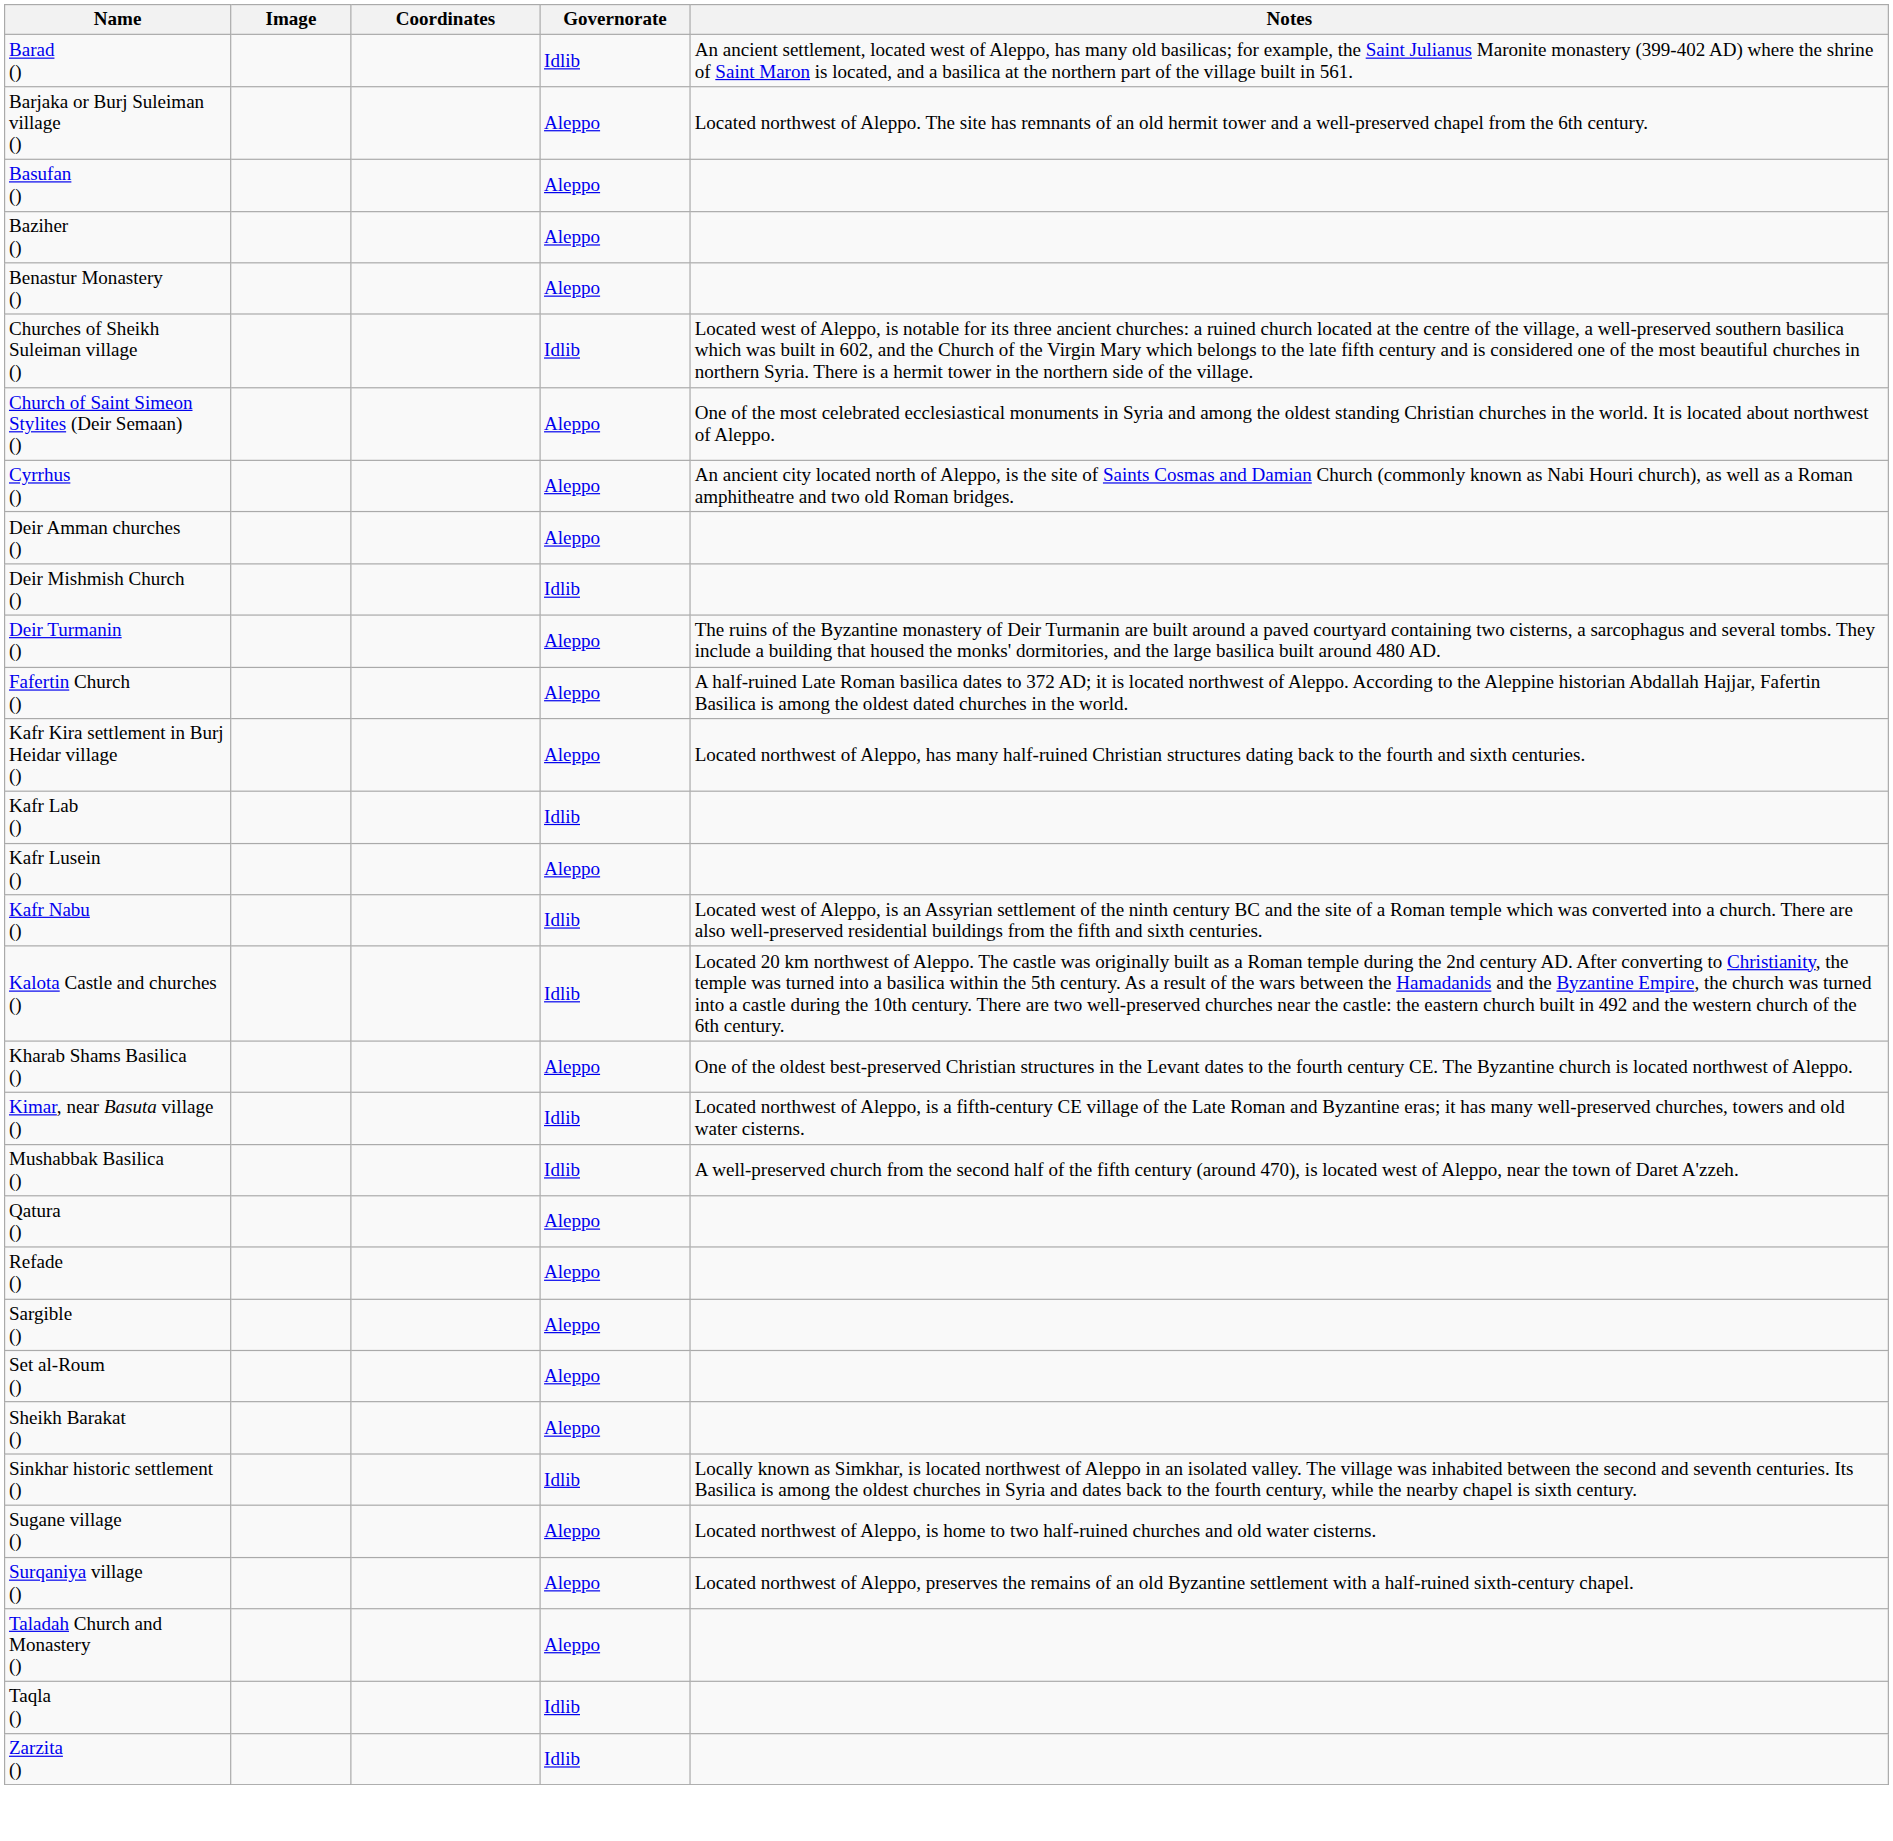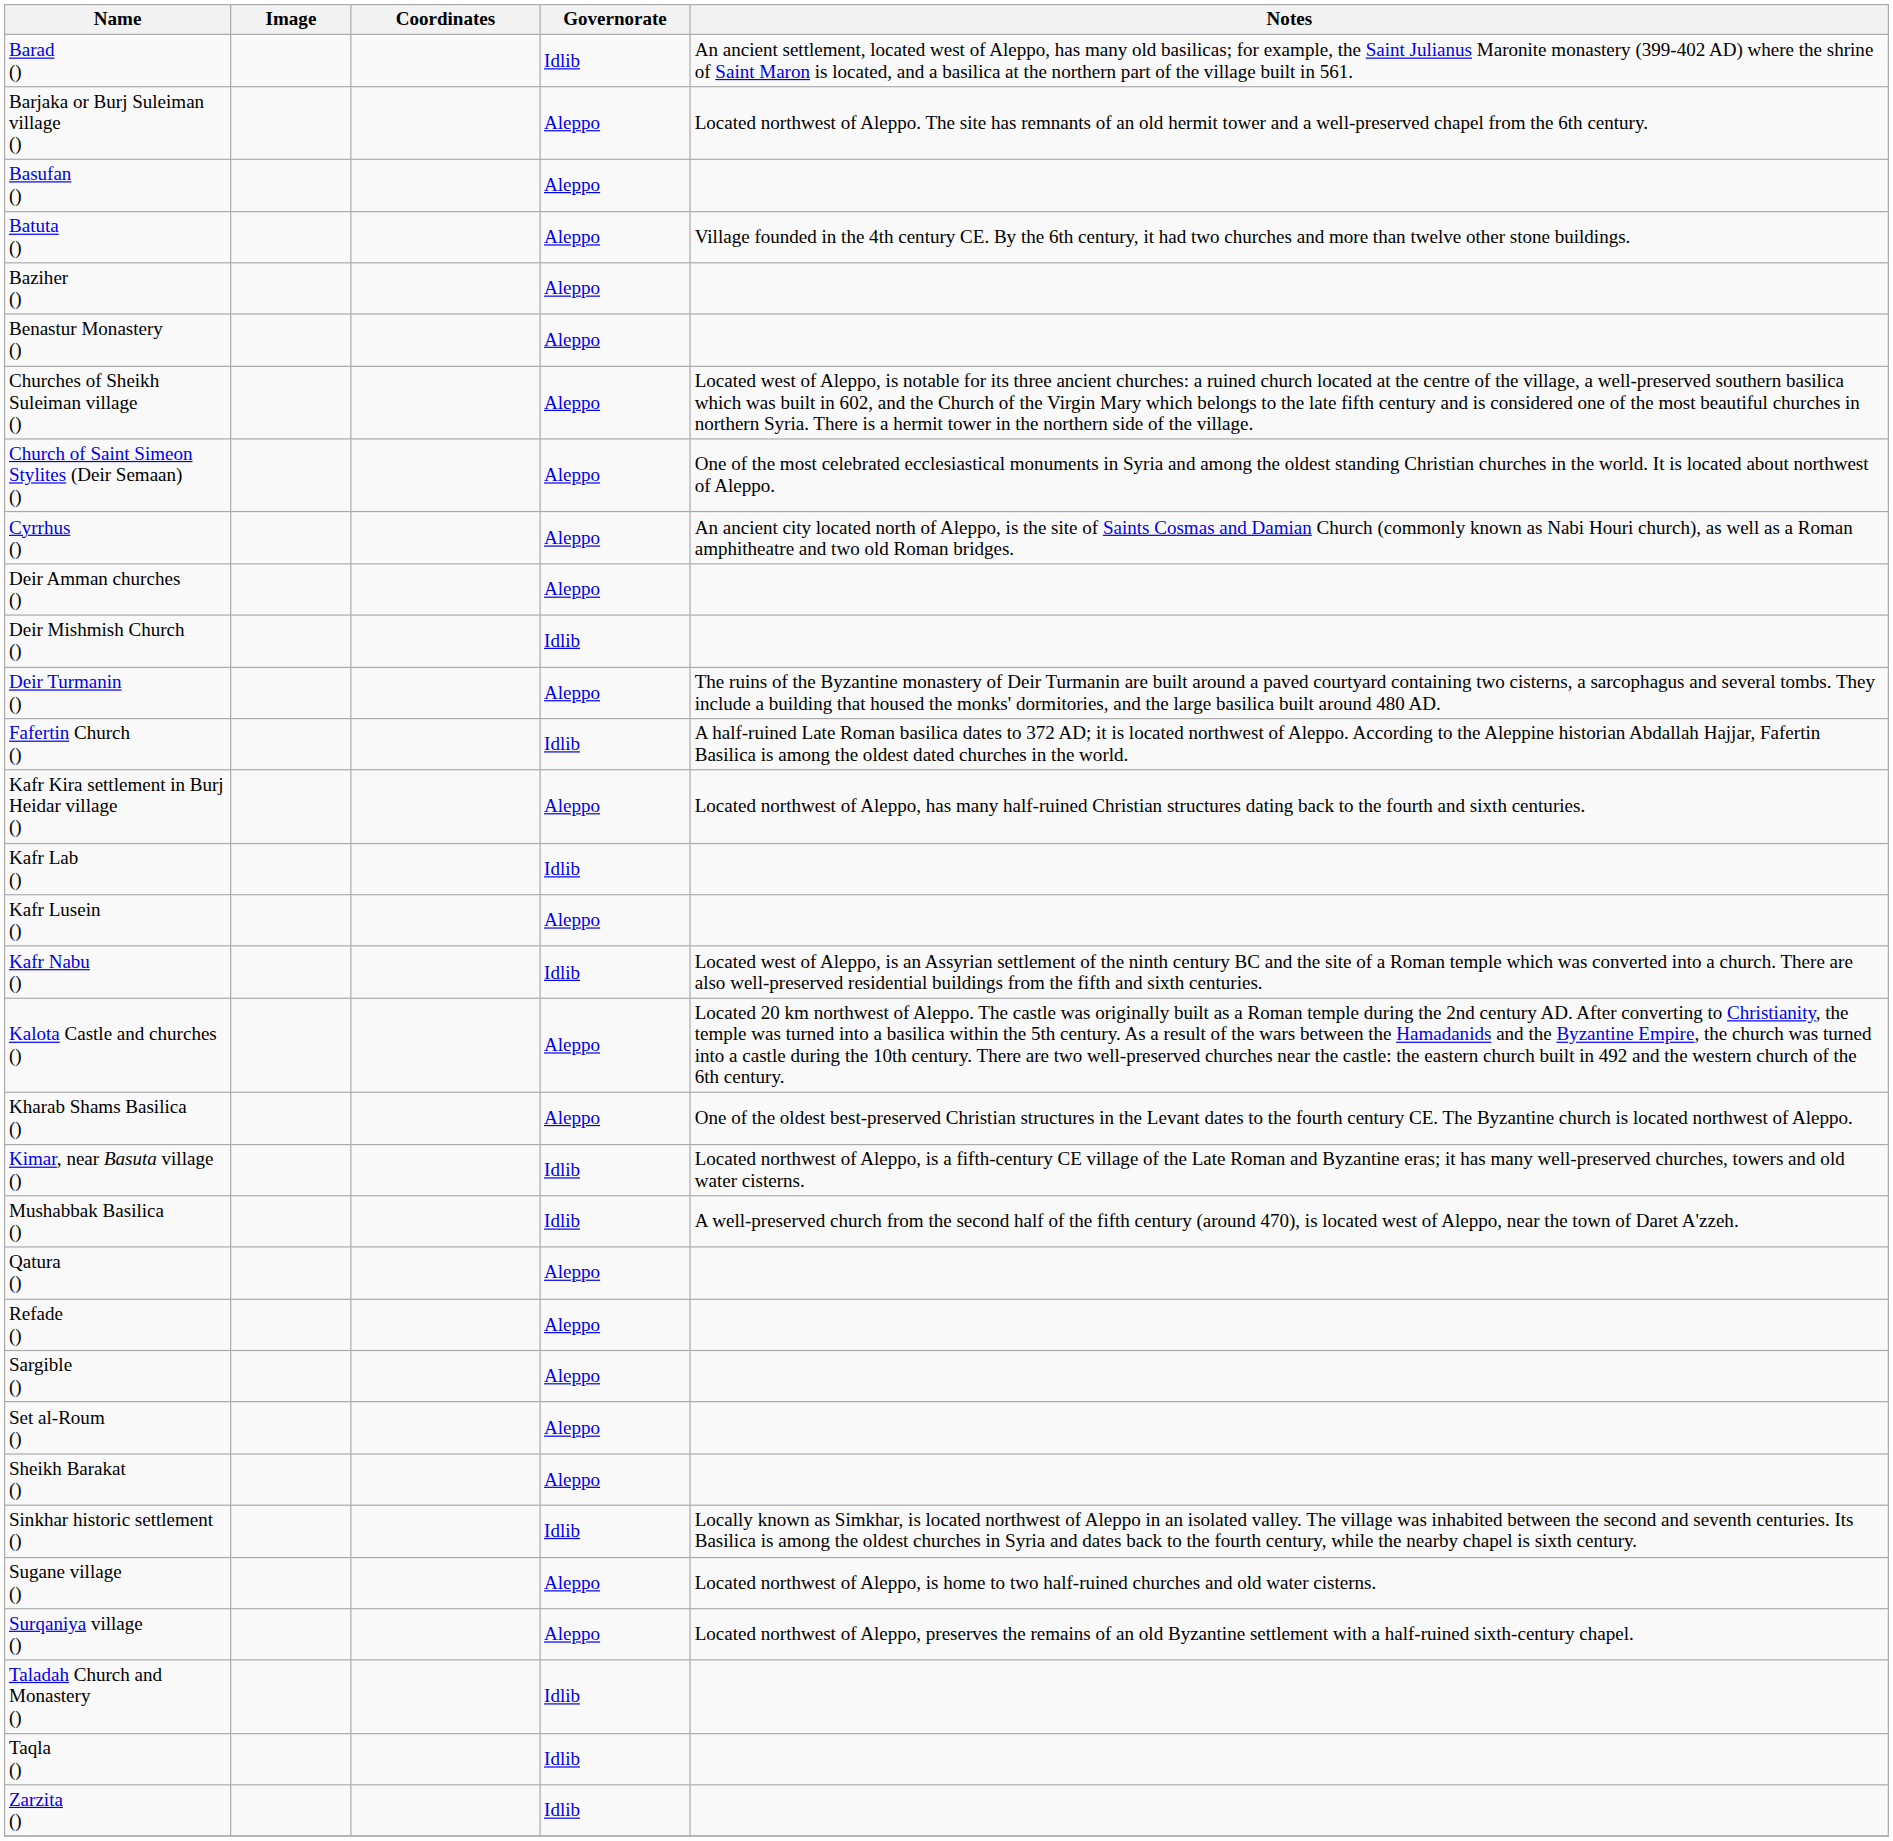+ row: (34, 236)
(562, 350) Idlib -> (572, 402) Aleppo
(572, 692) Aleppo -> (562, 744) Idlib
(562, 993) Idlib -> (572, 1045) Aleppo
(572, 1644) Aleppo -> (562, 1696) Idlib
